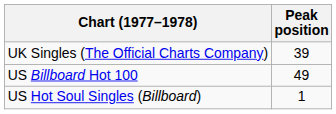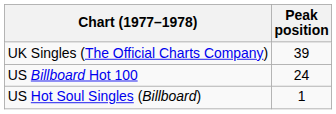(302, 75) 49 -> (302, 75) 24
